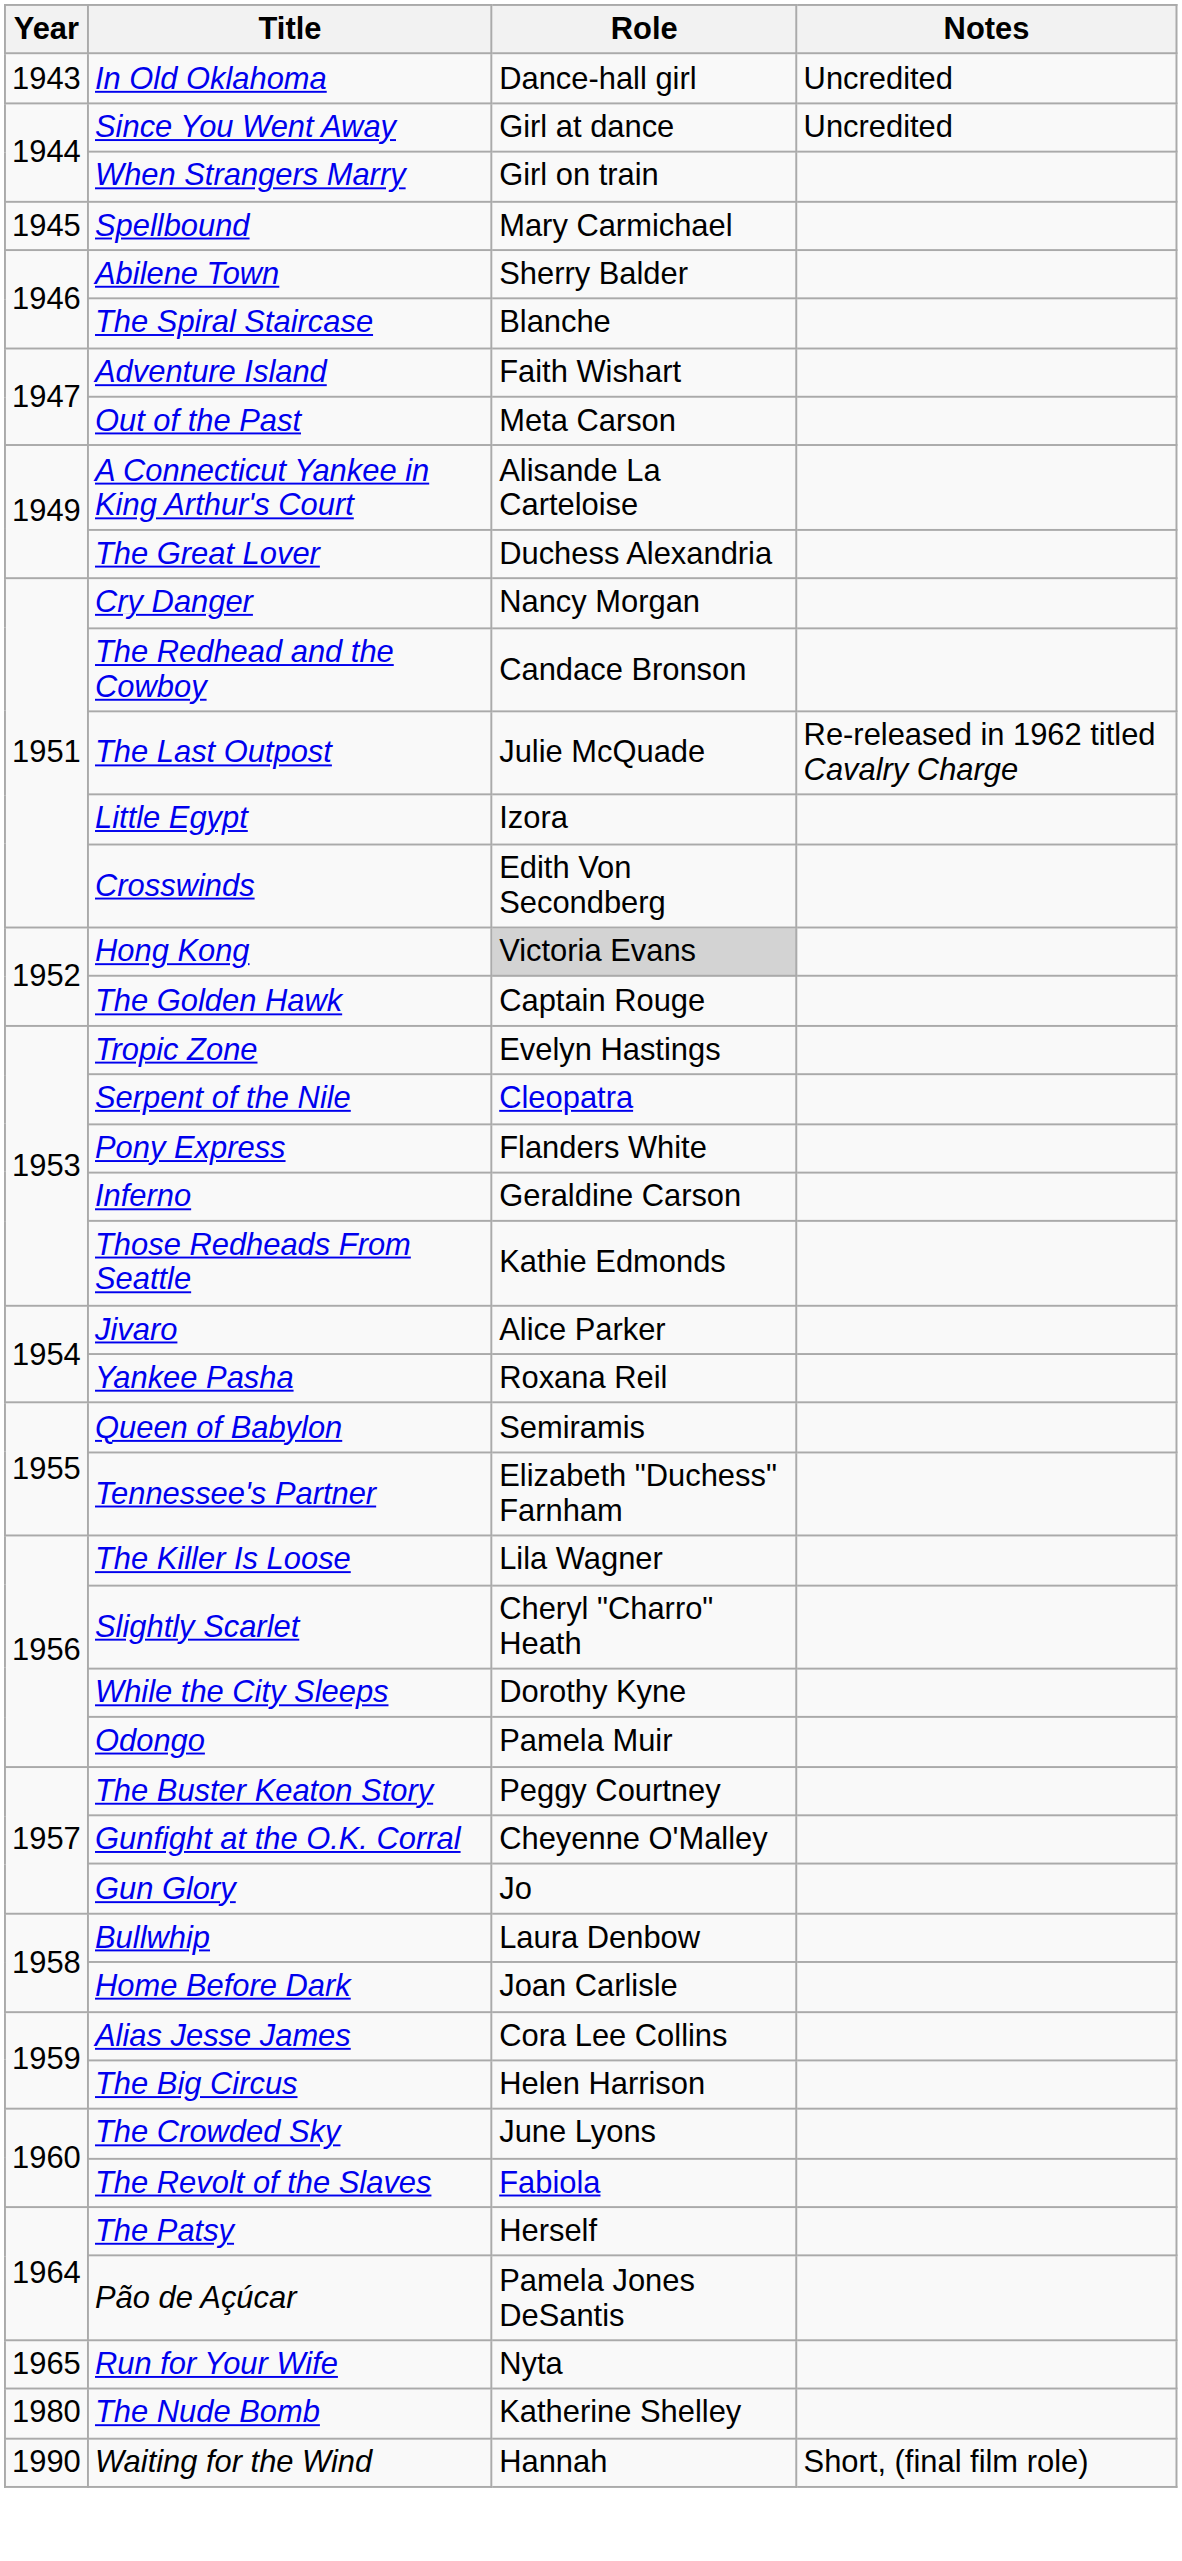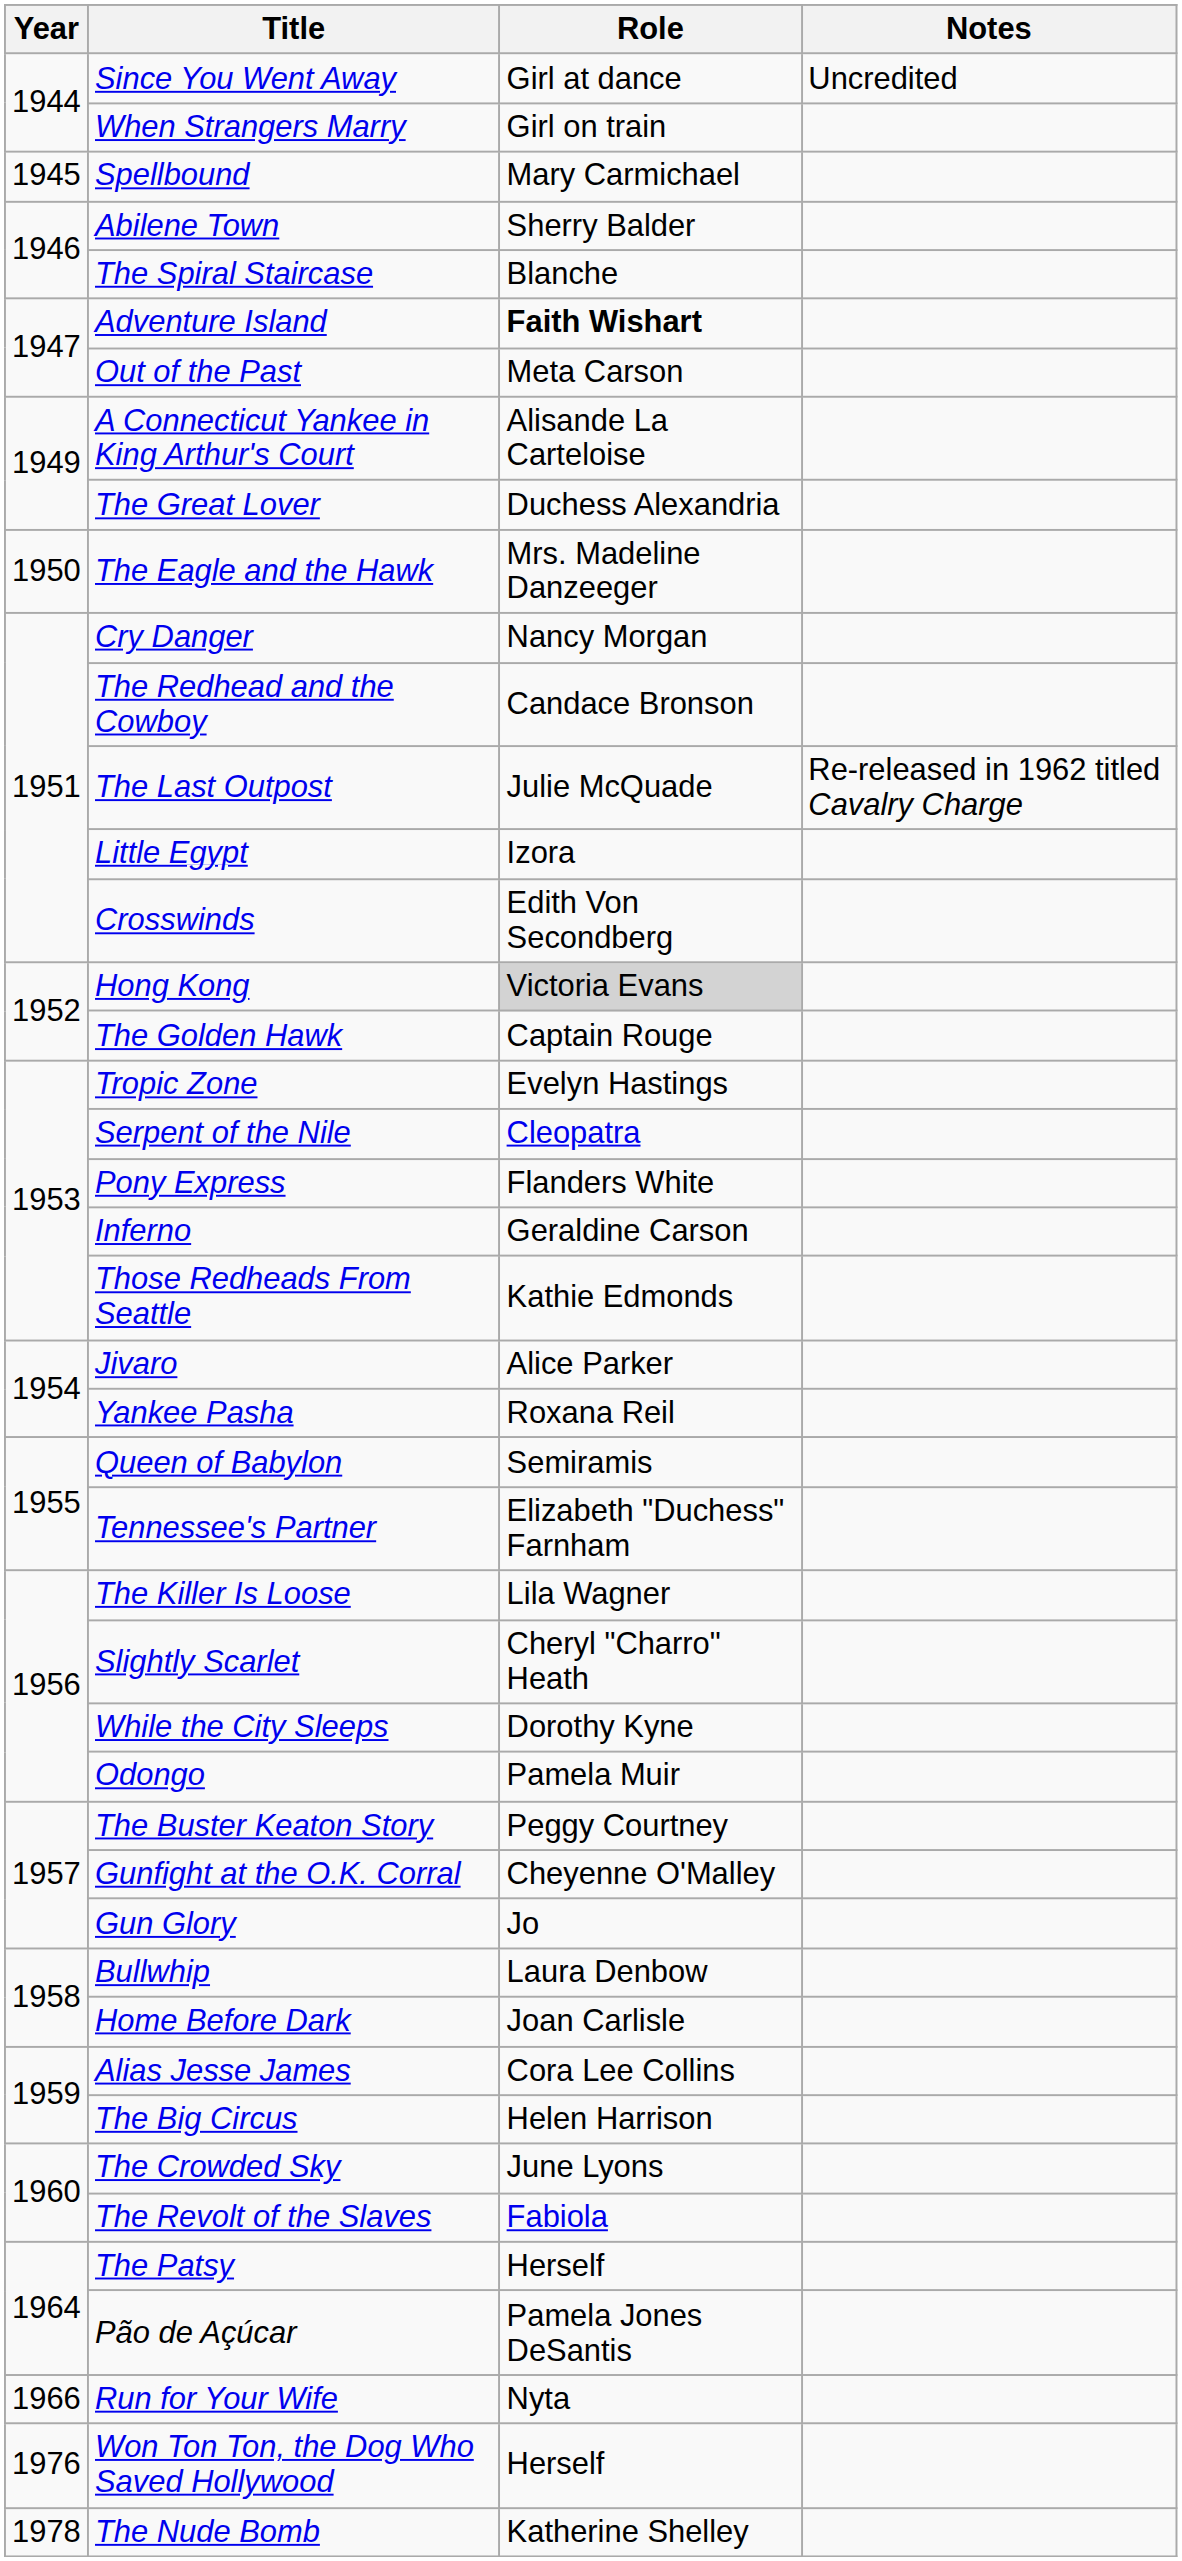- row: (211, 77)
(590, 371) normal -> (604, 322) bold
+ row: (264, 570)
(46, 2363) 1965 -> (46, 2398) 1966
+ row: (284, 2464)
(46, 2412) 1980 -> (46, 2531) 1978
- row: (234, 2461)
